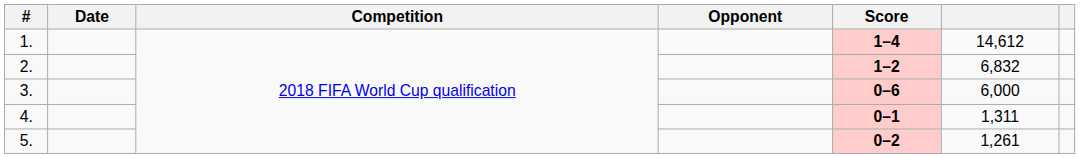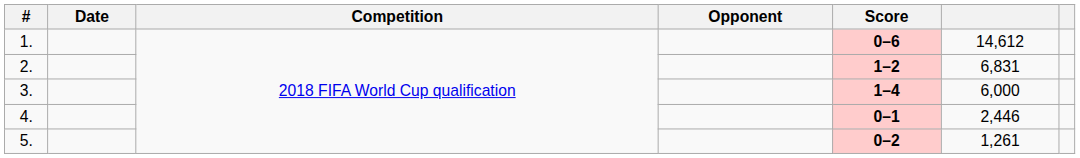(887, 41) 1–4 -> (887, 41) 0–6
(1000, 66) 6,832 -> (1000, 66) 6,831
(887, 91) 0–6 -> (887, 91) 1–4
(1000, 116) 1,311 -> (1000, 116) 2,446
